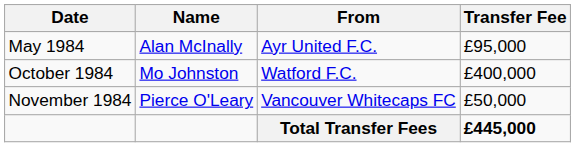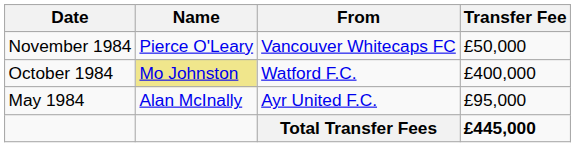rows swapped: (46, 45) <-> (70, 100)
(189, 73) no background -> (189, 73) khaki background
